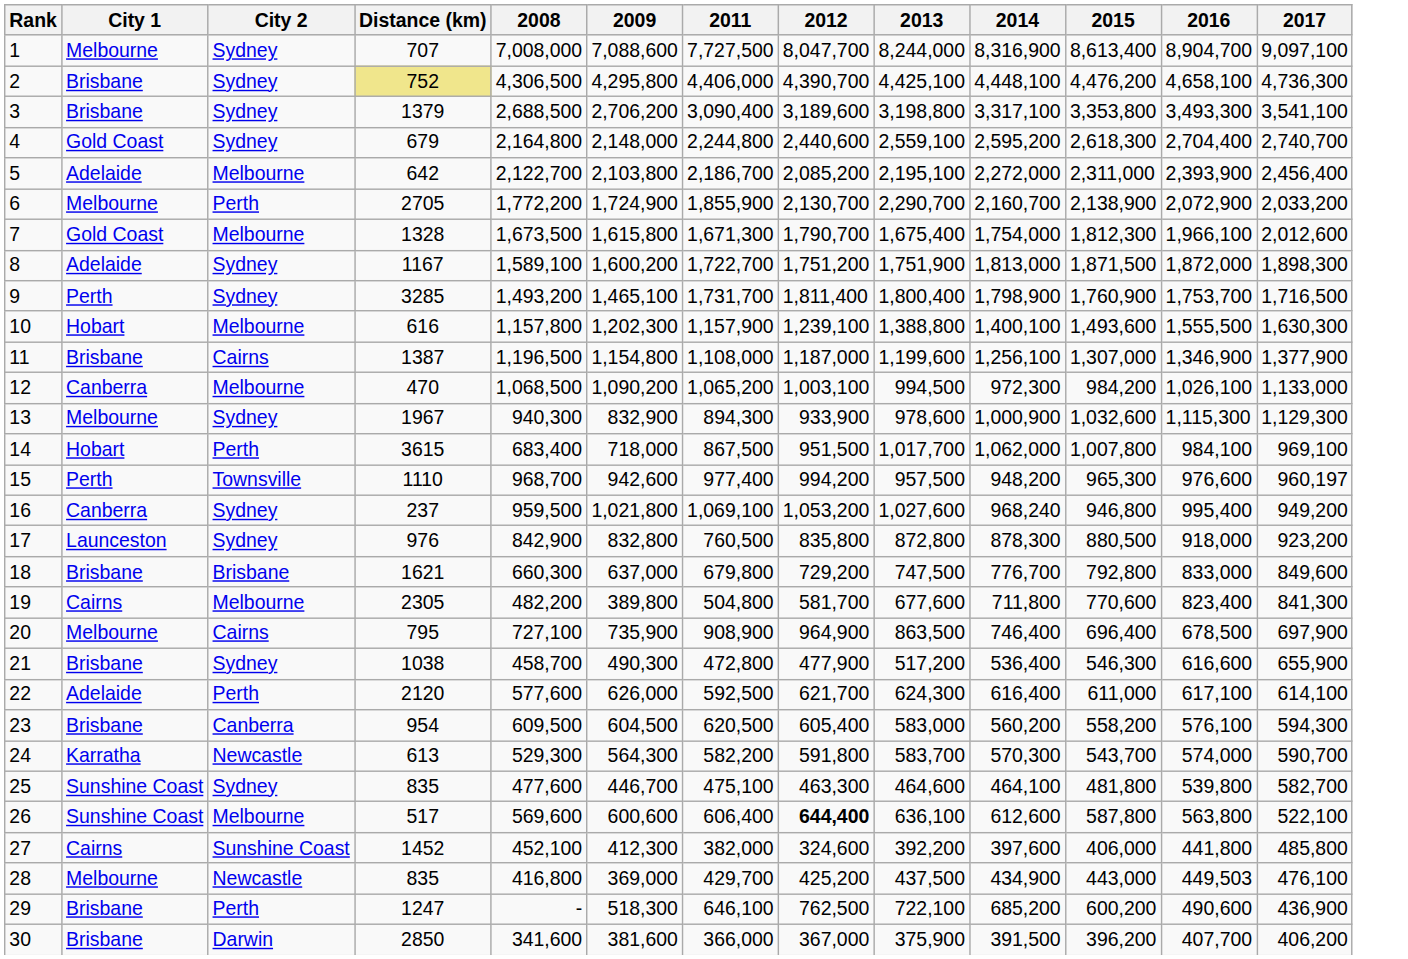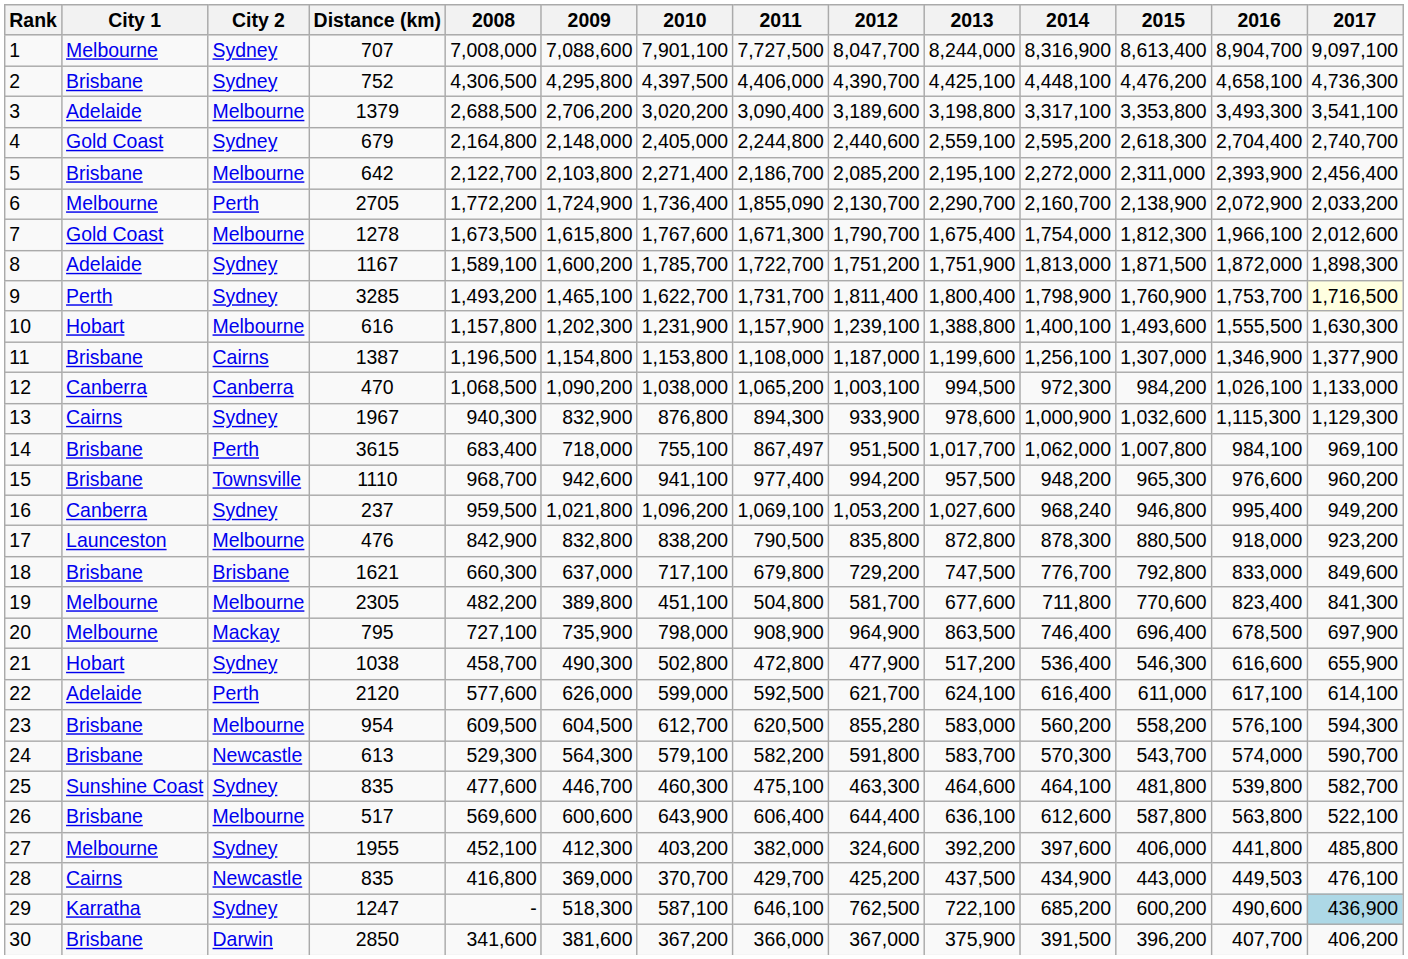+ column: (685, 20)
(423, 81) khaki background -> (377, 81) no background
(104, 112) Brisbane -> (104, 112) Adelaide
(245, 112) Sydney -> (258, 112) Melbourne
(104, 173) Adelaide -> (104, 173) Brisbane
(730, 204) 1,855,900 -> (781, 204) 1,855,090
(423, 234) 1328 -> (377, 234) 1278
(1305, 296) no background -> (1355, 296) lightyellow background
(258, 388) Melbourne -> (253, 388) Canberra
(112, 418) Melbourne -> (94, 418) Cairns
(95, 449) Hobart -> (104, 449) Brisbane
(738, 449) 867,500 -> (789, 449) 867,497
(89, 479) Perth -> (104, 479) Brisbane
(1313, 479) 960,197 -> (1363, 479) 960,200
(245, 541) Sydney -> (258, 541) Melbourne
(423, 541) 976 -> (377, 541) 476
(738, 541) 760,500 -> (789, 541) 790,500
(94, 602) Cairns -> (112, 602) Melbourne
(241, 633) Cairns -> (246, 633) Mackay
(104, 663) Brisbane -> (95, 663) Hobart
(930, 694) 624,300 -> (980, 694) 624,100
(253, 725) Canberra -> (258, 725) Melbourne
(834, 725) 605,400 -> (884, 725) 855,280
(103, 755) Karratha -> (104, 755) Brisbane
(135, 817) Sunshine Coast -> (104, 817) Brisbane
(834, 817) bold -> (884, 817) normal
(94, 847) Cairns -> (112, 847) Melbourne
(281, 847) Sunshine Coast -> (245, 847) Sydney
(423, 847) 1452 -> (377, 847) 1955
(112, 878) Melbourne -> (94, 878) Cairns
(104, 909) Brisbane -> (103, 909) Karratha
(236, 909) Perth -> (245, 909) Sydney
(1313, 909) no background -> (1363, 909) lightblue background
